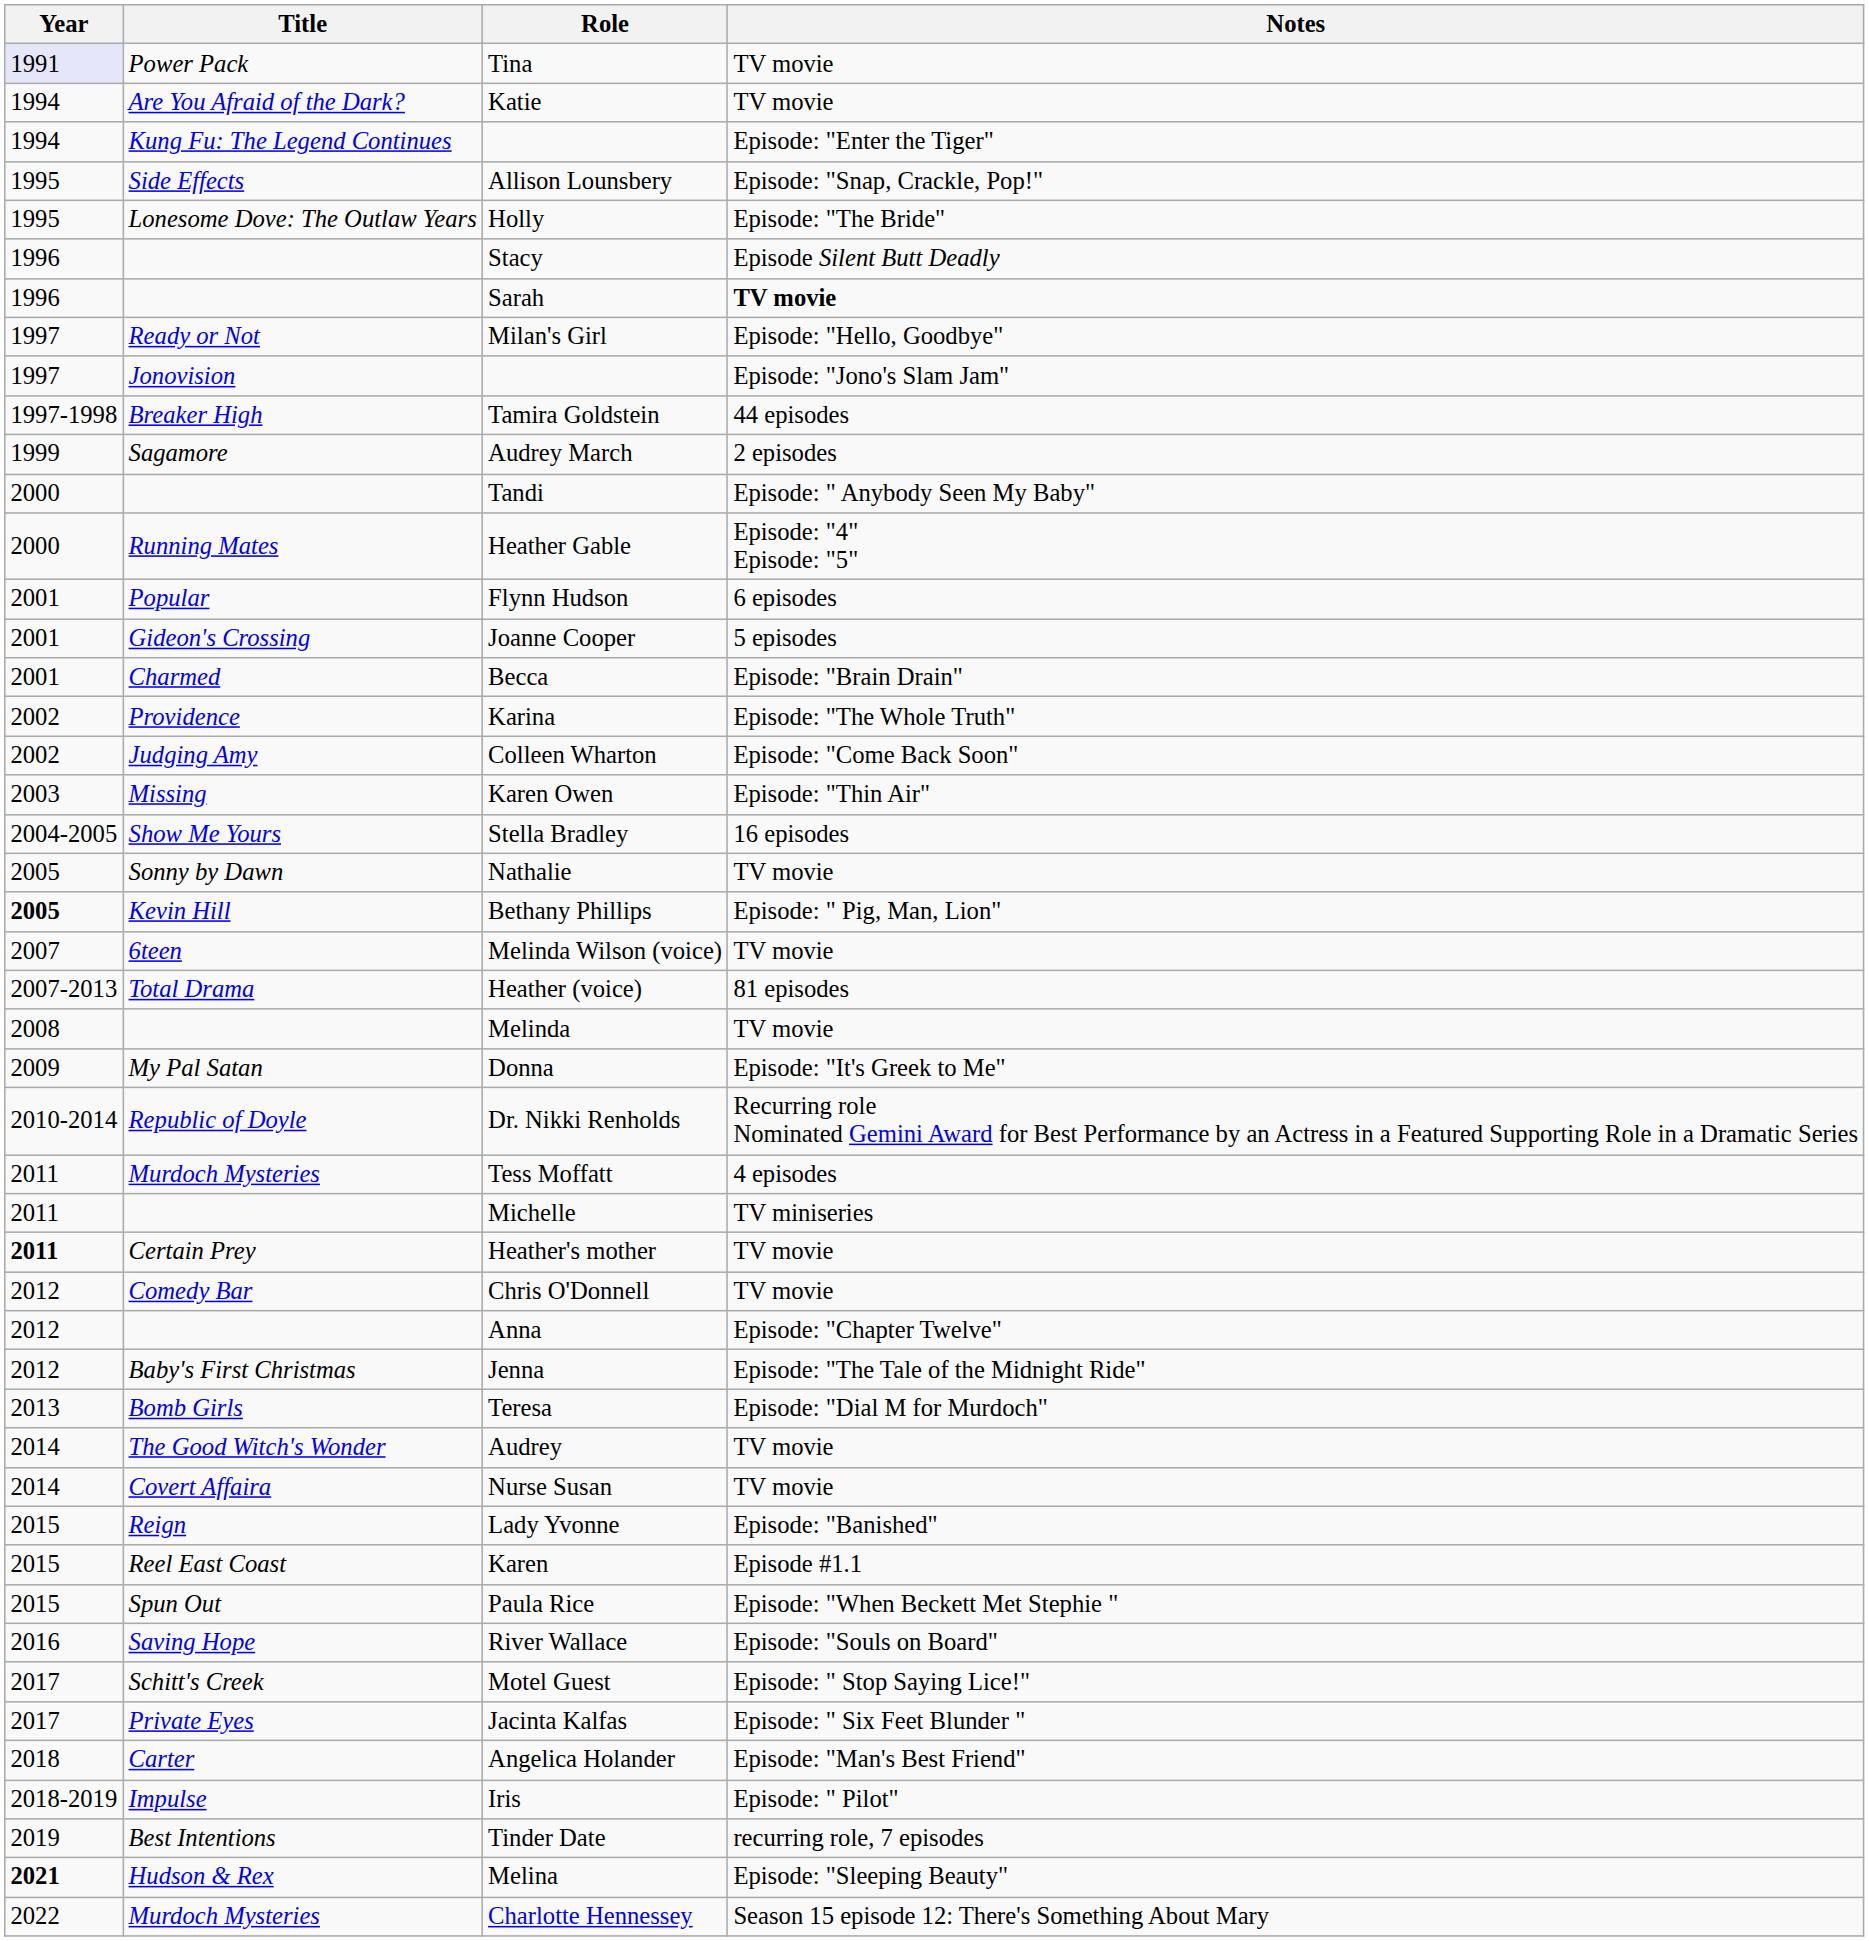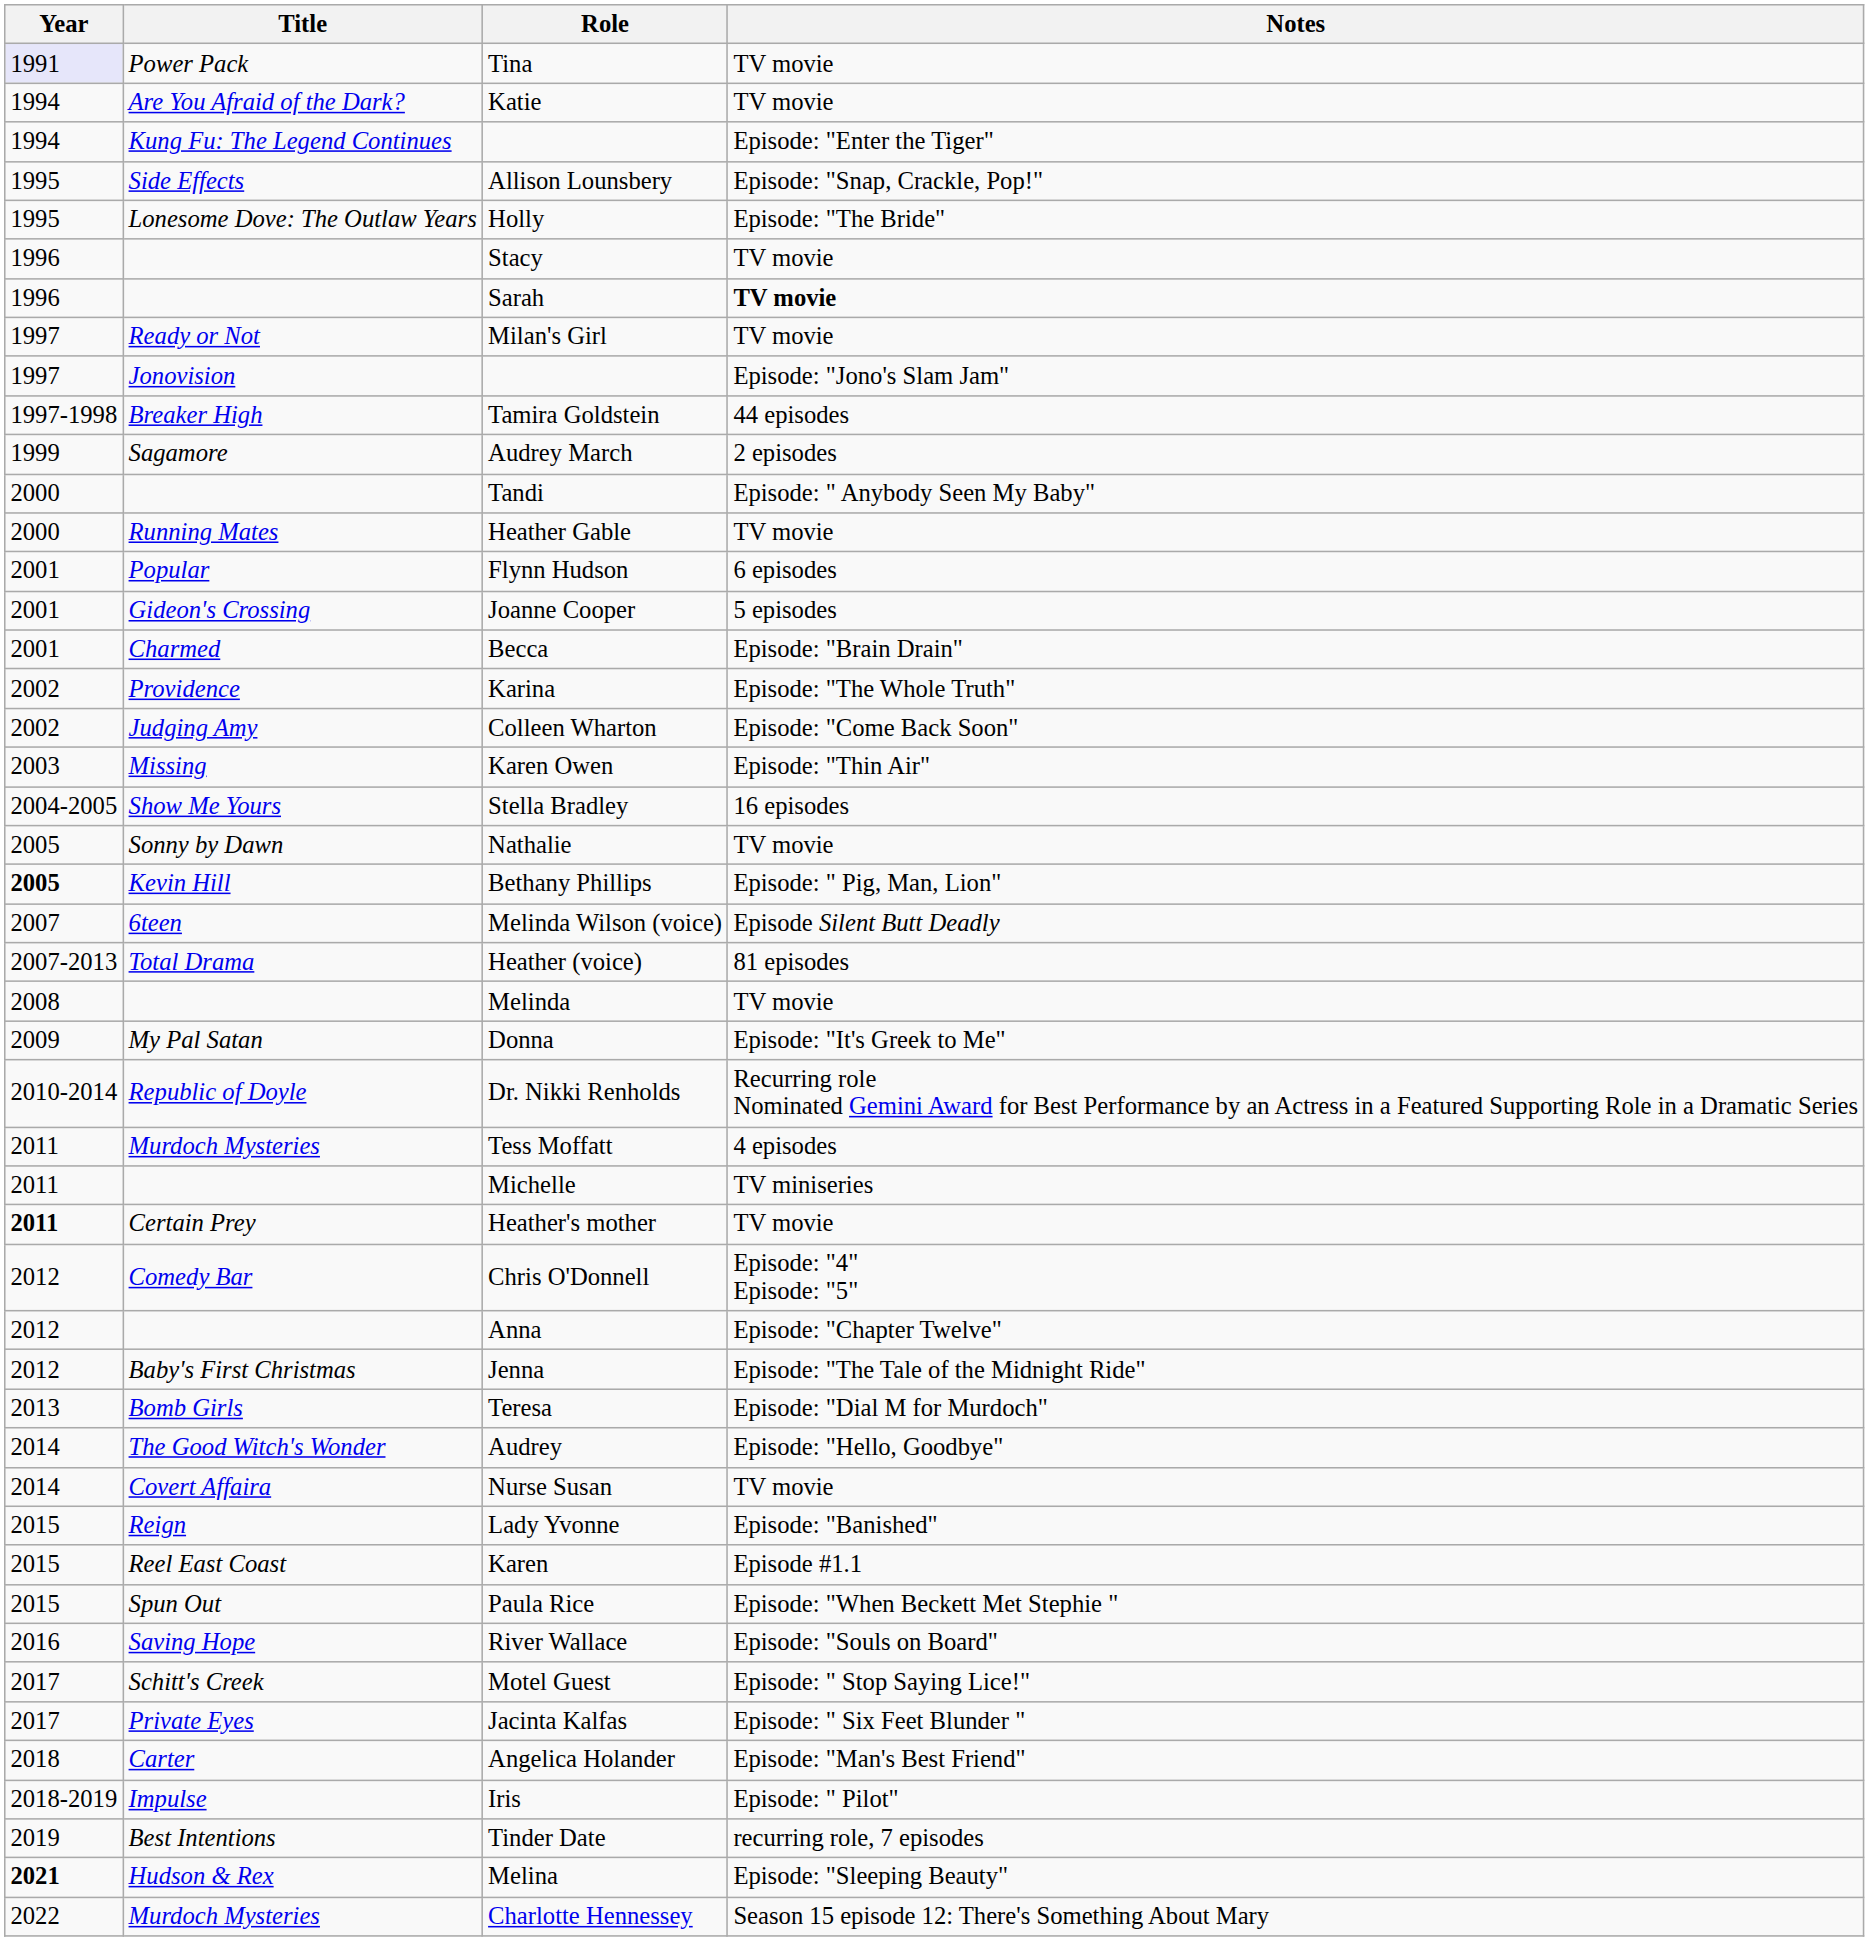(867, 258) Episode Silent Butt Deadly -> (783, 258) TV movie
(868, 336) Episode: "Hello, Goodbye" -> (783, 336) TV movie
(796, 545) Episode: "4" Episode: "5" -> (783, 532) TV movie
(783, 950) TV movie -> (867, 922) Episode Silent Butt Deadly
(783, 1290) TV movie -> (796, 1277) Episode: "4" Episode: "5"
(783, 1447) TV movie -> (868, 1447) Episode: "Hello, Goodbye"
